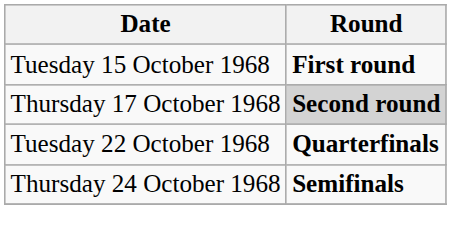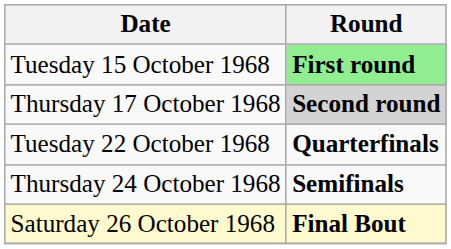(354, 64) no background -> (354, 64) lightgreen background
+ row: (143, 223)
